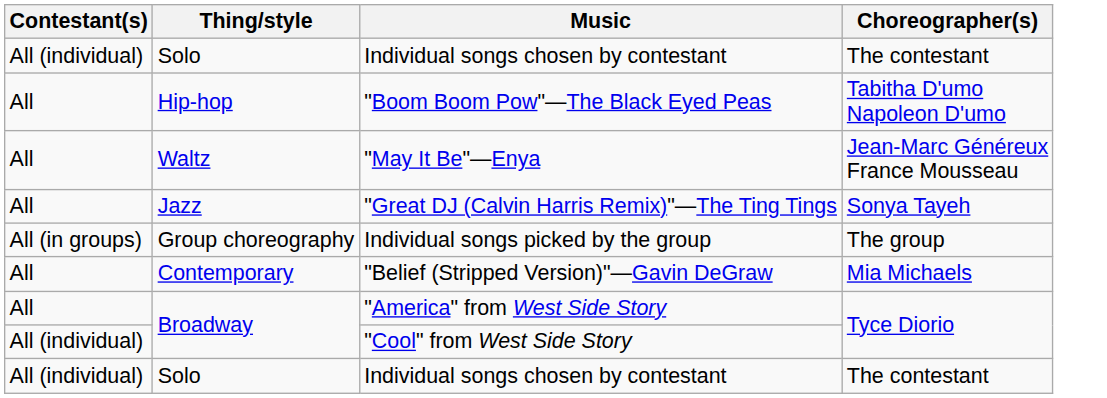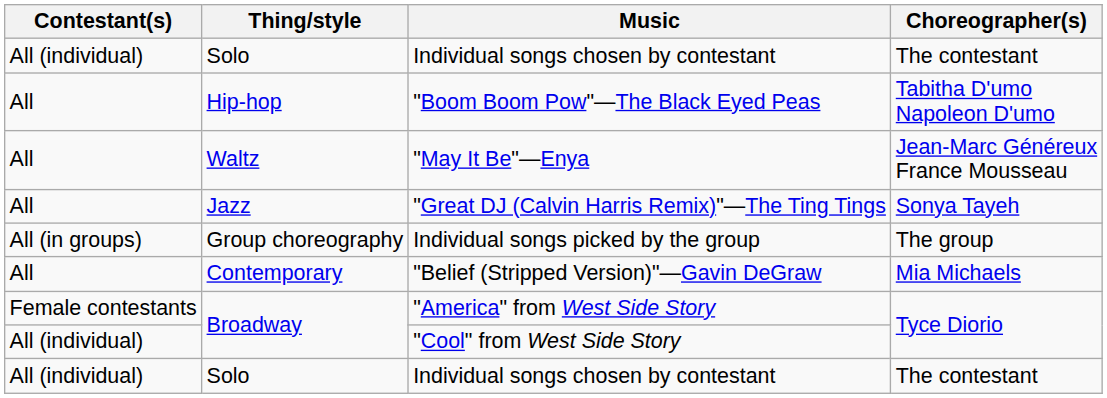(22, 307) All -> (103, 307) Female contestants
